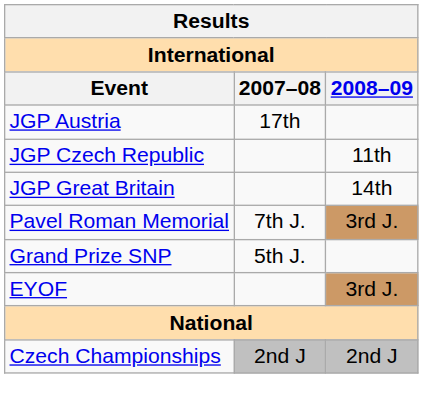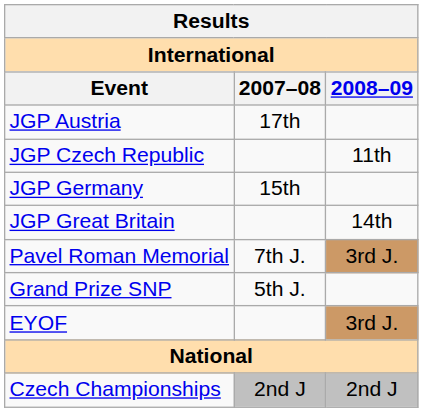+ row: (76, 188)
